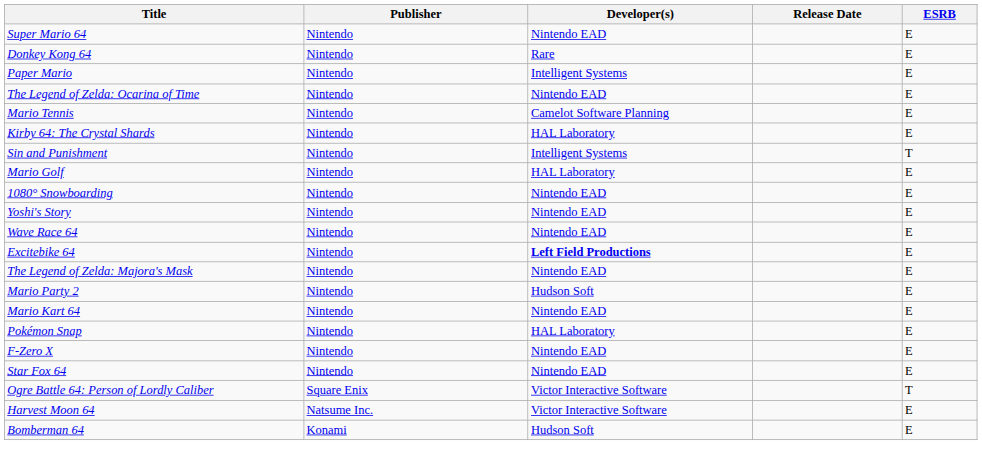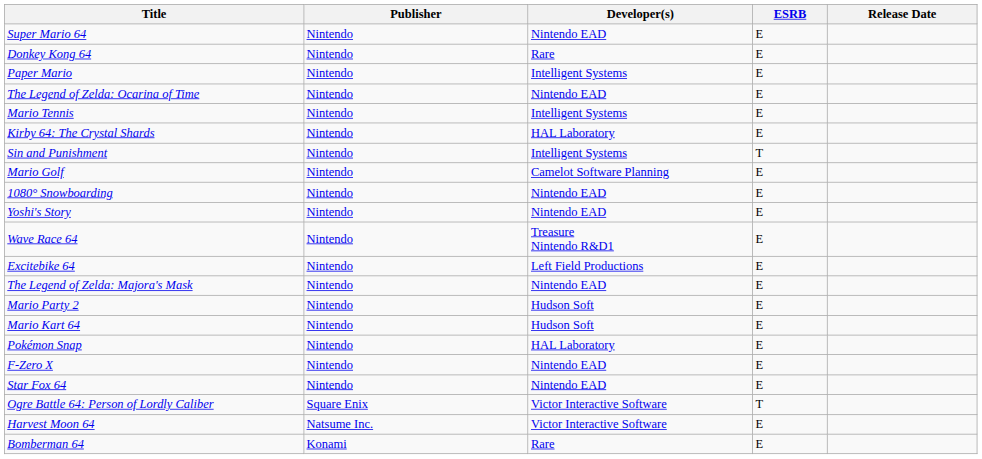columns swapped: (827, 14) <-> (940, 14)
(600, 113) Camelot Software Planning -> (579, 113) Intelligent Systems
(573, 172) HAL Laboratory -> (600, 172) Camelot Software Planning
(569, 232) Nintendo EAD -> (572, 239) Treasure Nintendo R&D1
(591, 251) bold -> (587, 265) normal
(569, 311) Nintendo EAD -> (562, 325) Hudson Soft
(562, 430) Hudson Soft -> (543, 444) Rare
